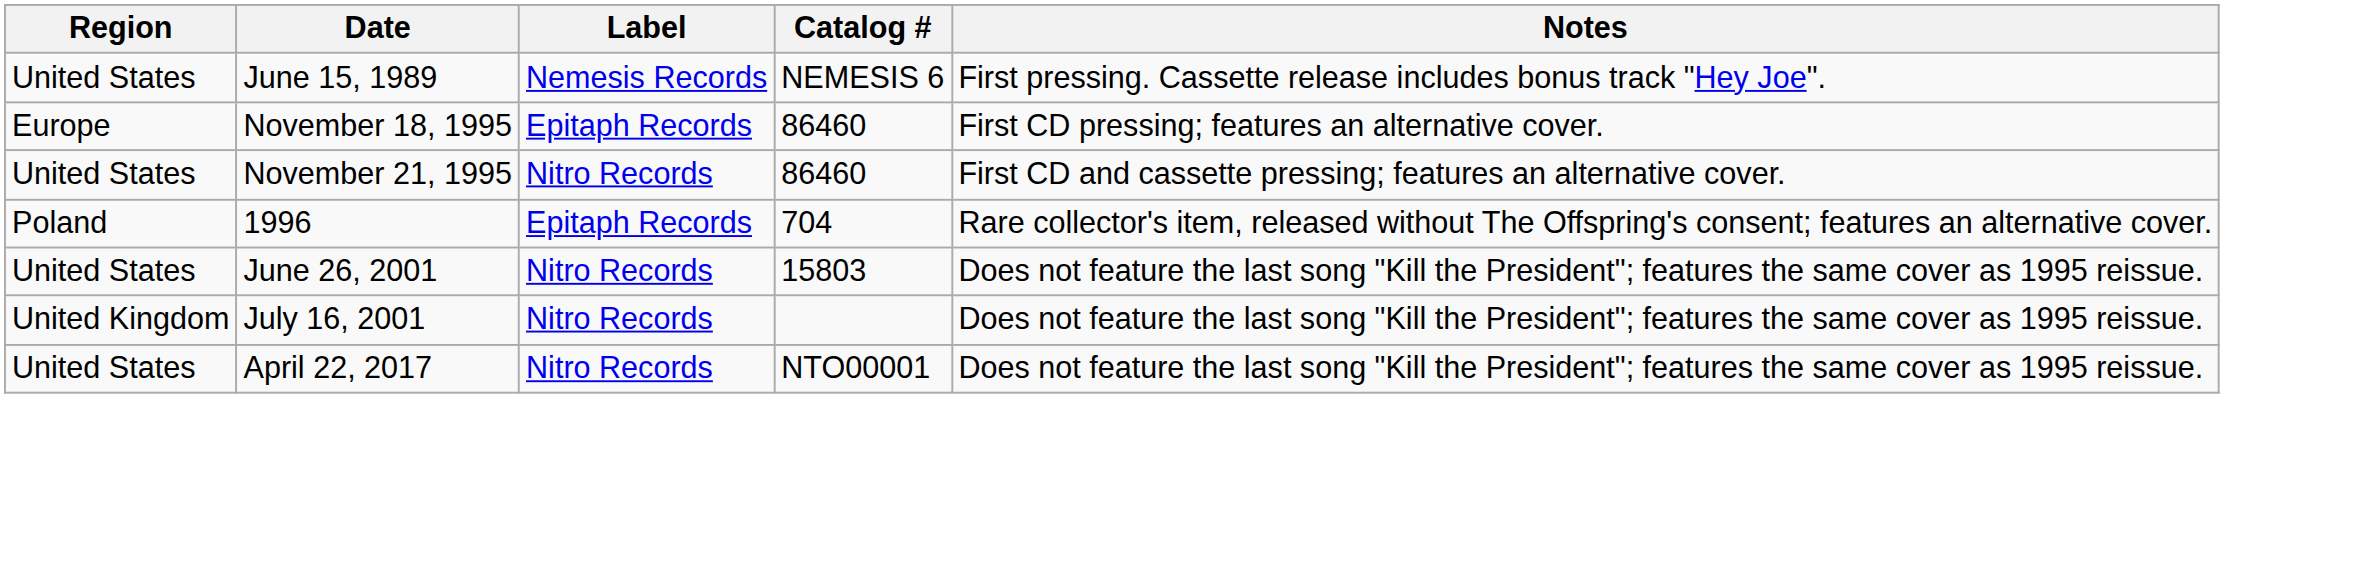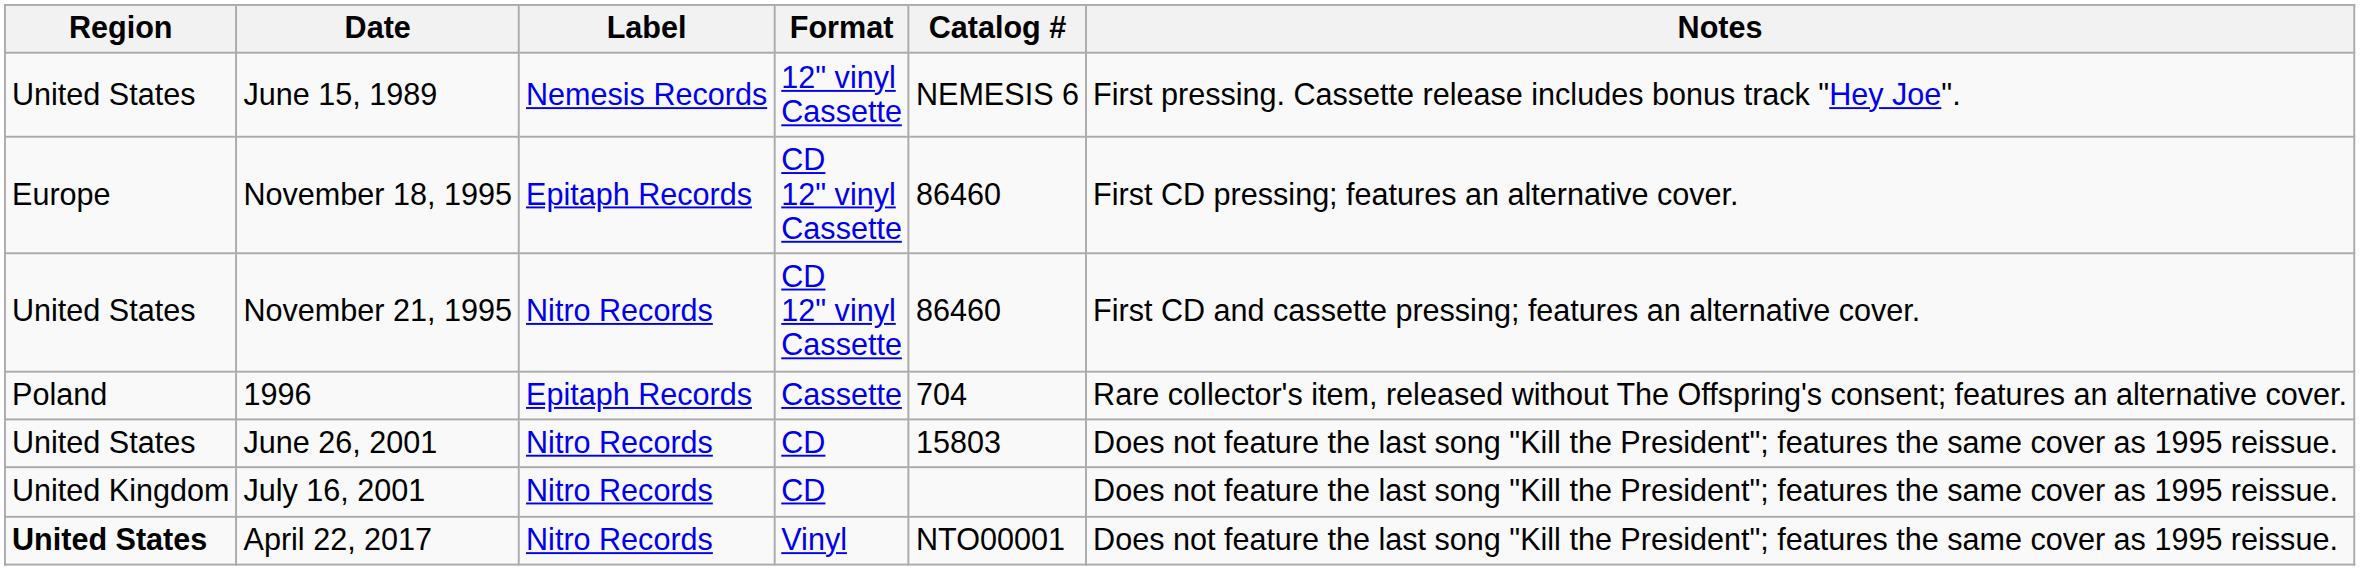+ column: (842, 28)
(104, 367) normal -> (110, 539) bold
